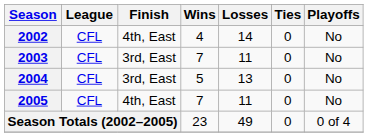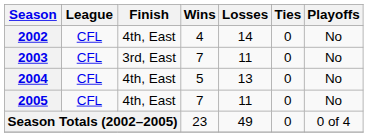(149, 79) 3rd, East -> (149, 79) 4th, East
